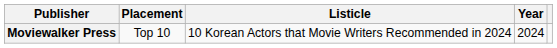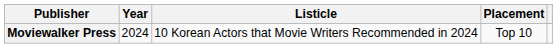columns swapped: (531, 14) <-> (152, 14)
